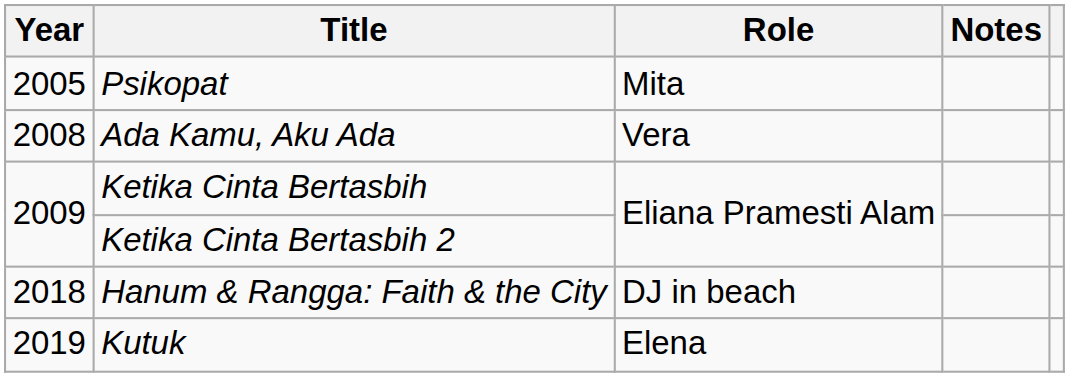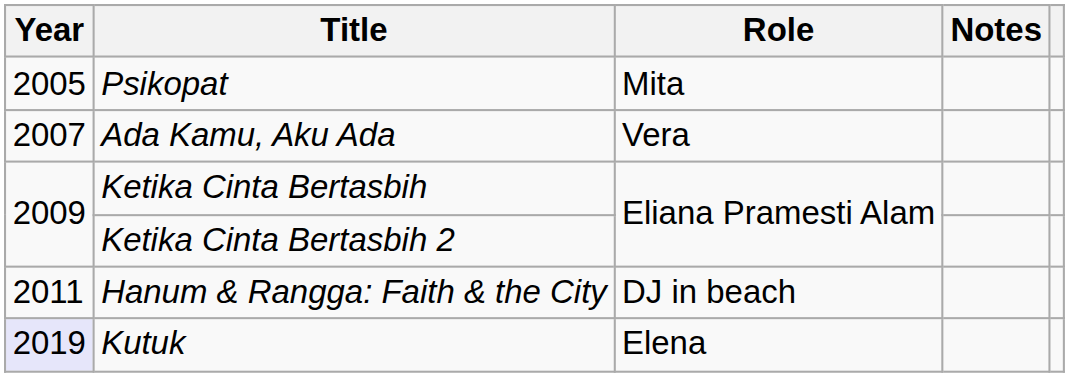(49, 135) 2008 -> (49, 135) 2007
(49, 291) 2018 -> (48, 291) 2011
(49, 344) no background -> (49, 344) lavender background
